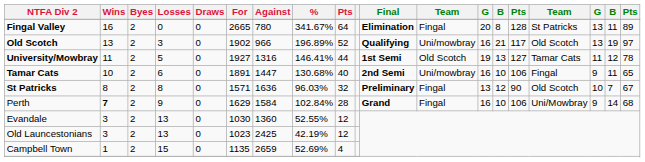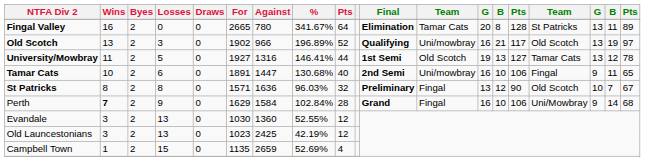(432, 27) Fingal -> (444, 27) Tamar Cats
(597, 57) 11 -> (597, 57) 13
